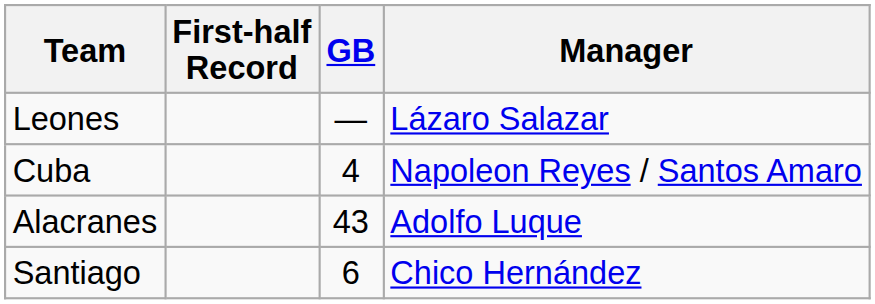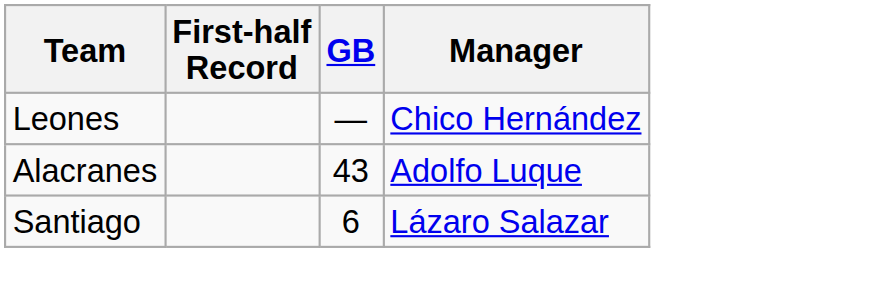(500, 119) Lázaro Salazar -> (516, 119) Chico Hernández
- row: (51, 170)
(516, 273) Chico Hernández -> (500, 222) Lázaro Salazar
